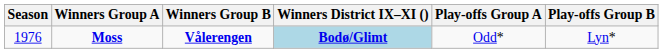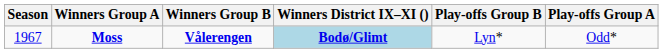columns swapped: (488, 15) <-> (602, 15)
(28, 37) 1976 -> (28, 37) 1967
